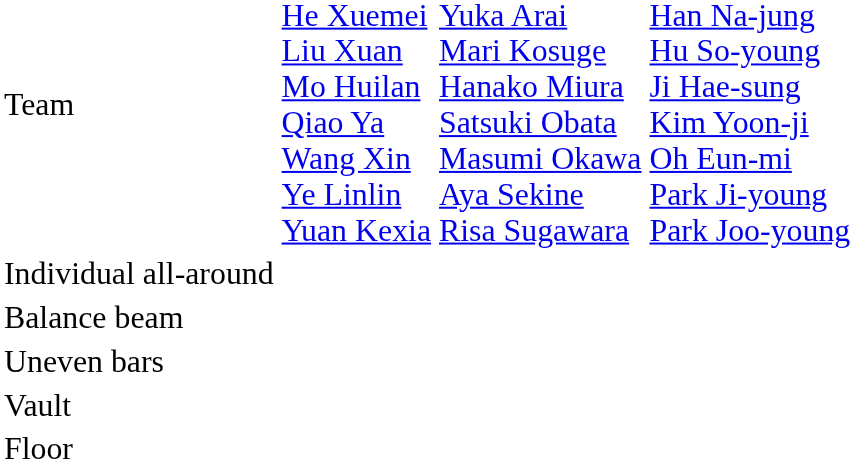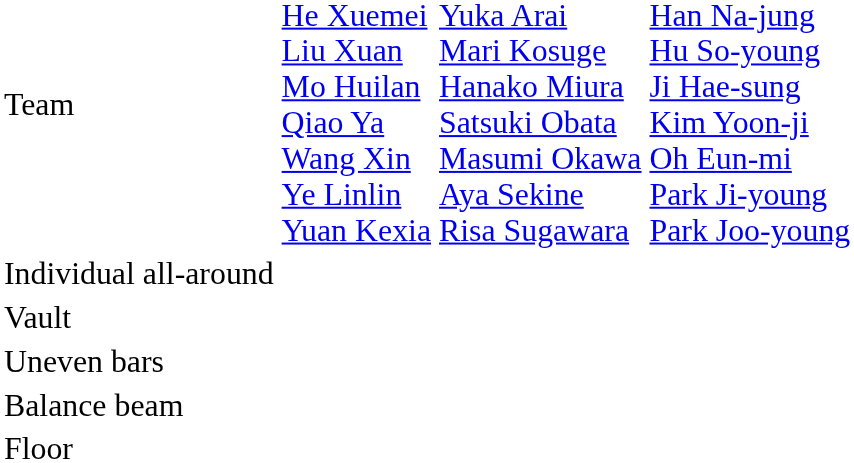rows swapped: (38, 405) <-> (94, 317)
